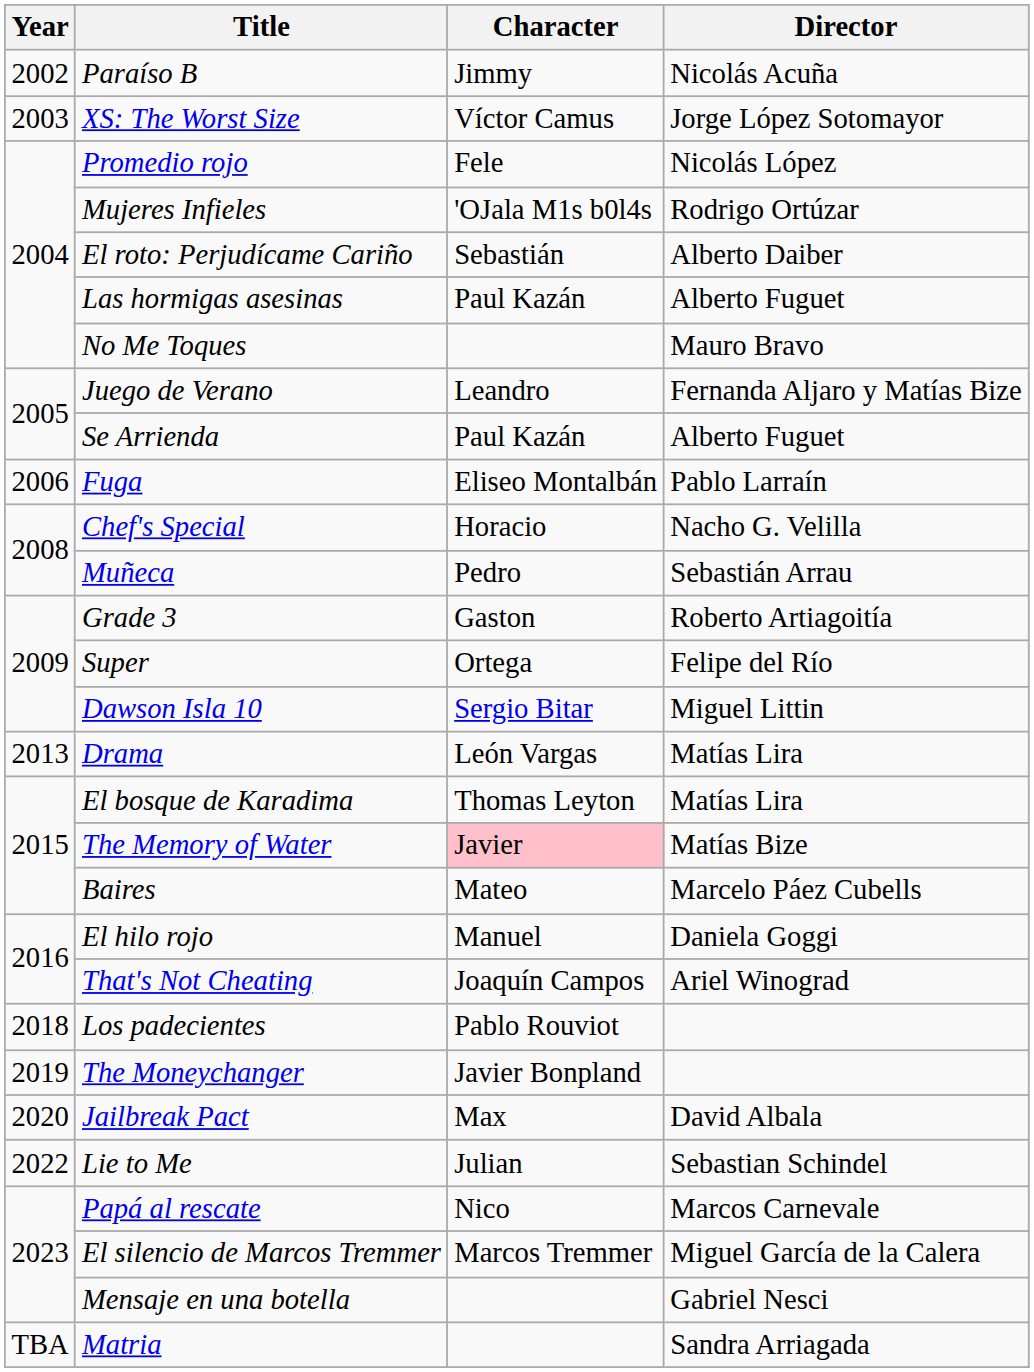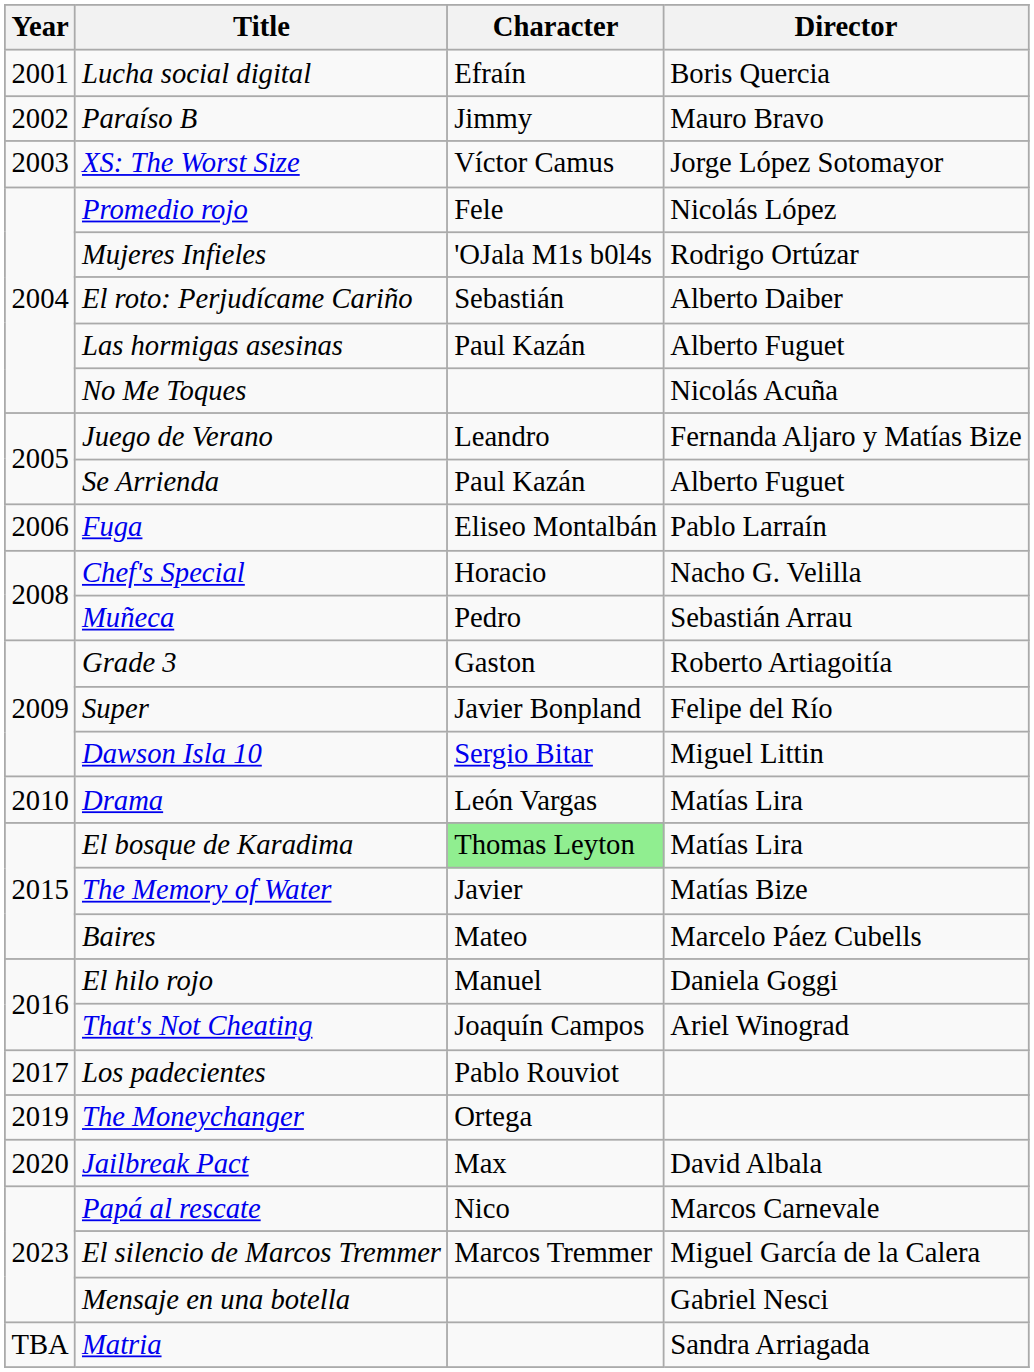+ row: (197, 72)
(754, 72) Nicolás Acuña -> (747, 118) Mauro Bravo
(747, 345) Mauro Bravo -> (754, 390) Nicolás Acuña
(493, 663) Ortega -> (548, 708) Javier Bonpland
(40, 753) 2013 -> (40, 799) 2010
(544, 799) no background -> (544, 844) lightgreen background
(488, 844) pink background -> (488, 890) no background
(40, 1026) 2018 -> (40, 1071) 2017
(548, 1071) Javier Bonpland -> (493, 1117) Ortega
- row: (137, 1162)
